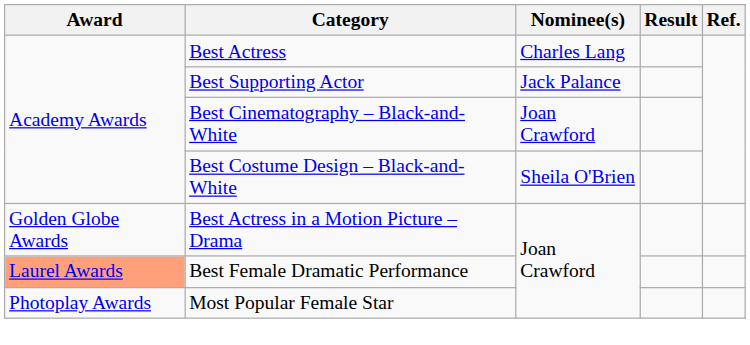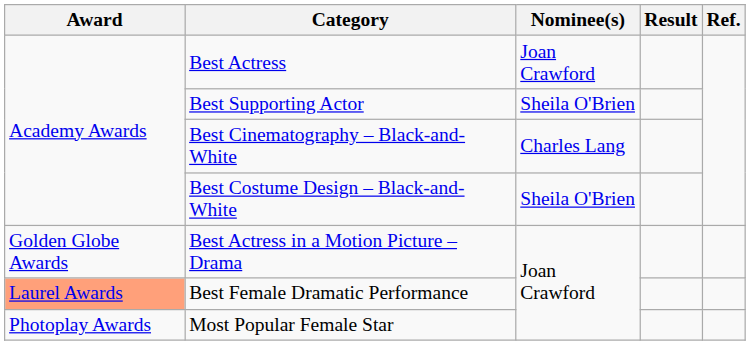(573, 50) Charles Lang -> (558, 61) Joan Crawford
(570, 81) Jack Palance -> (578, 103) Sheila O'Brien
(558, 123) Joan Crawford -> (573, 145) Charles Lang
